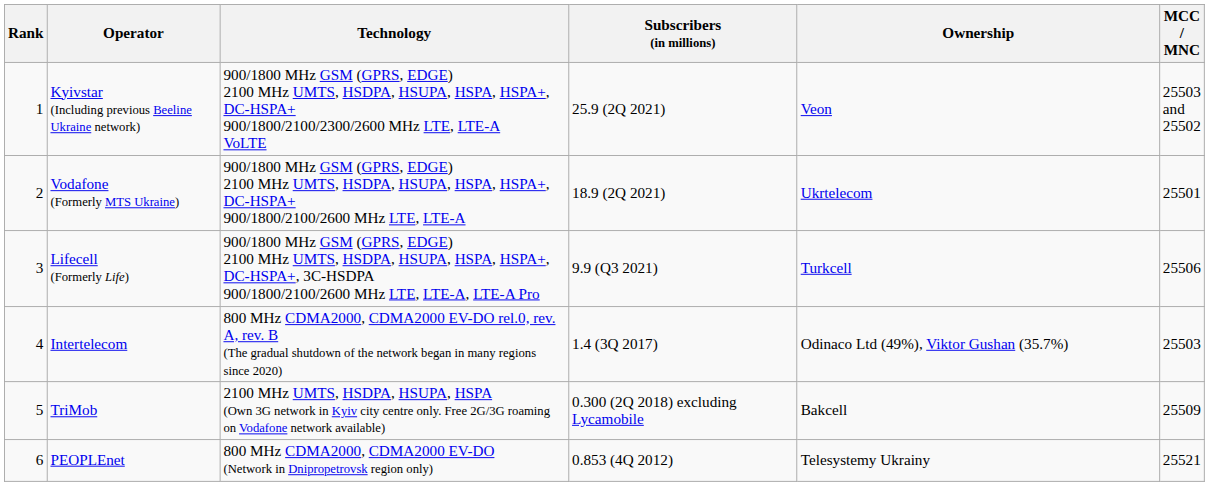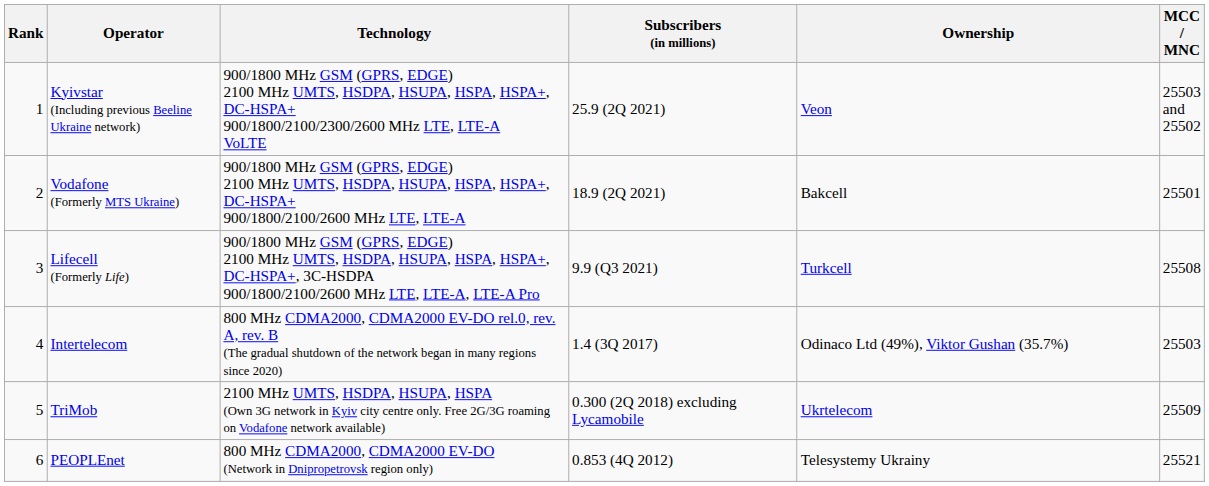(837, 193) Ukrtelecom -> (824, 193) Bakcell
(1182, 268) 25506 -> (1182, 268) 25508
(824, 410) Bakcell -> (837, 410) Ukrtelecom
